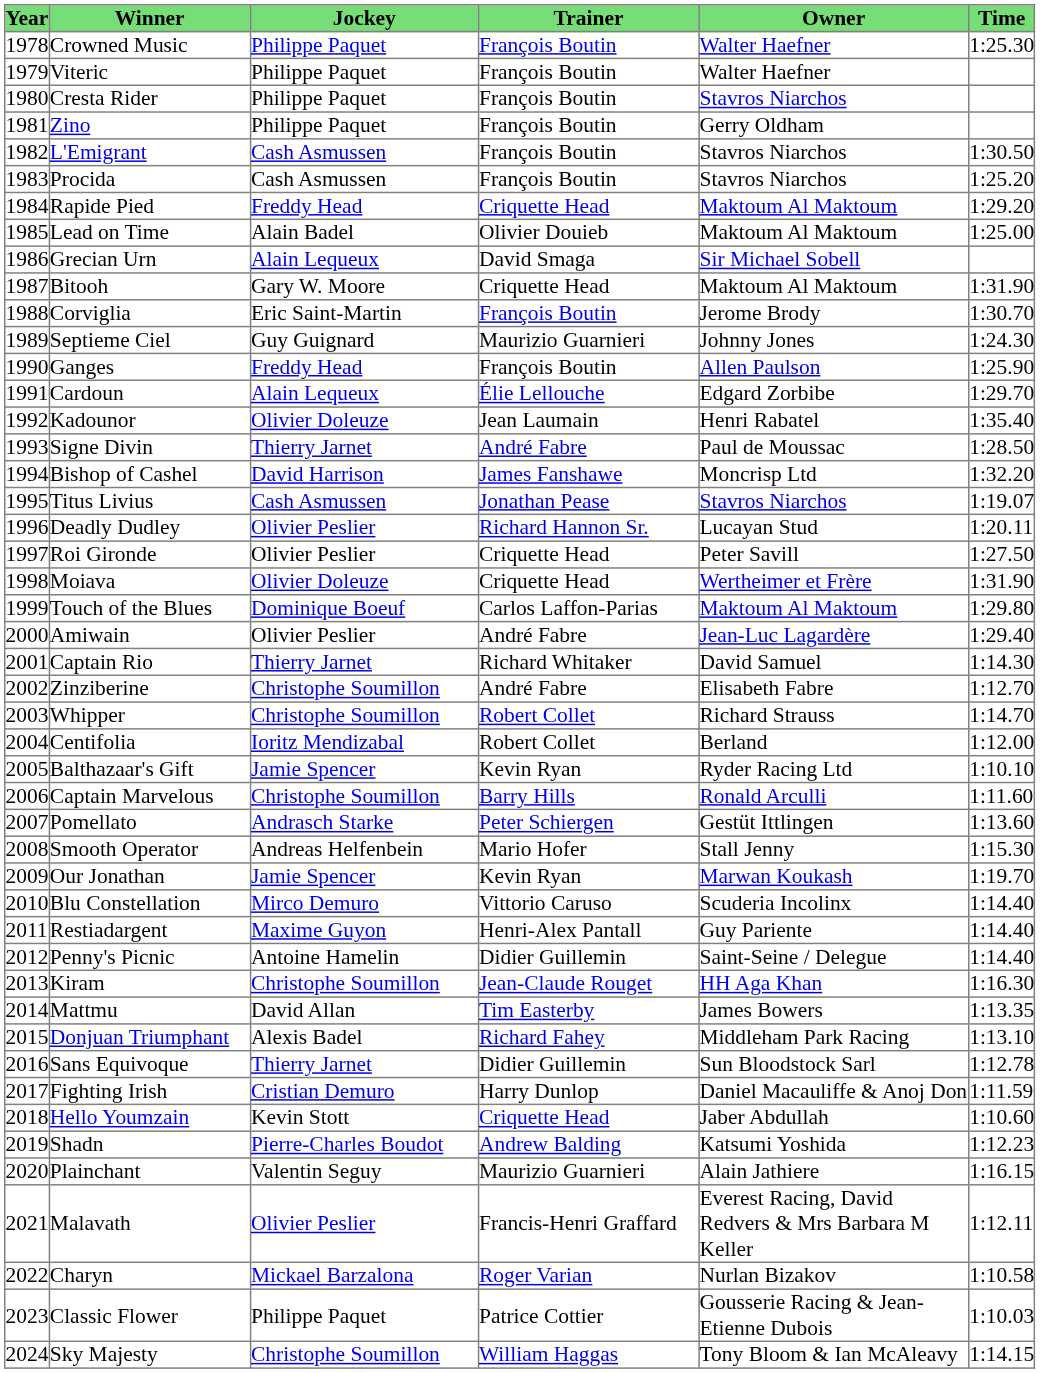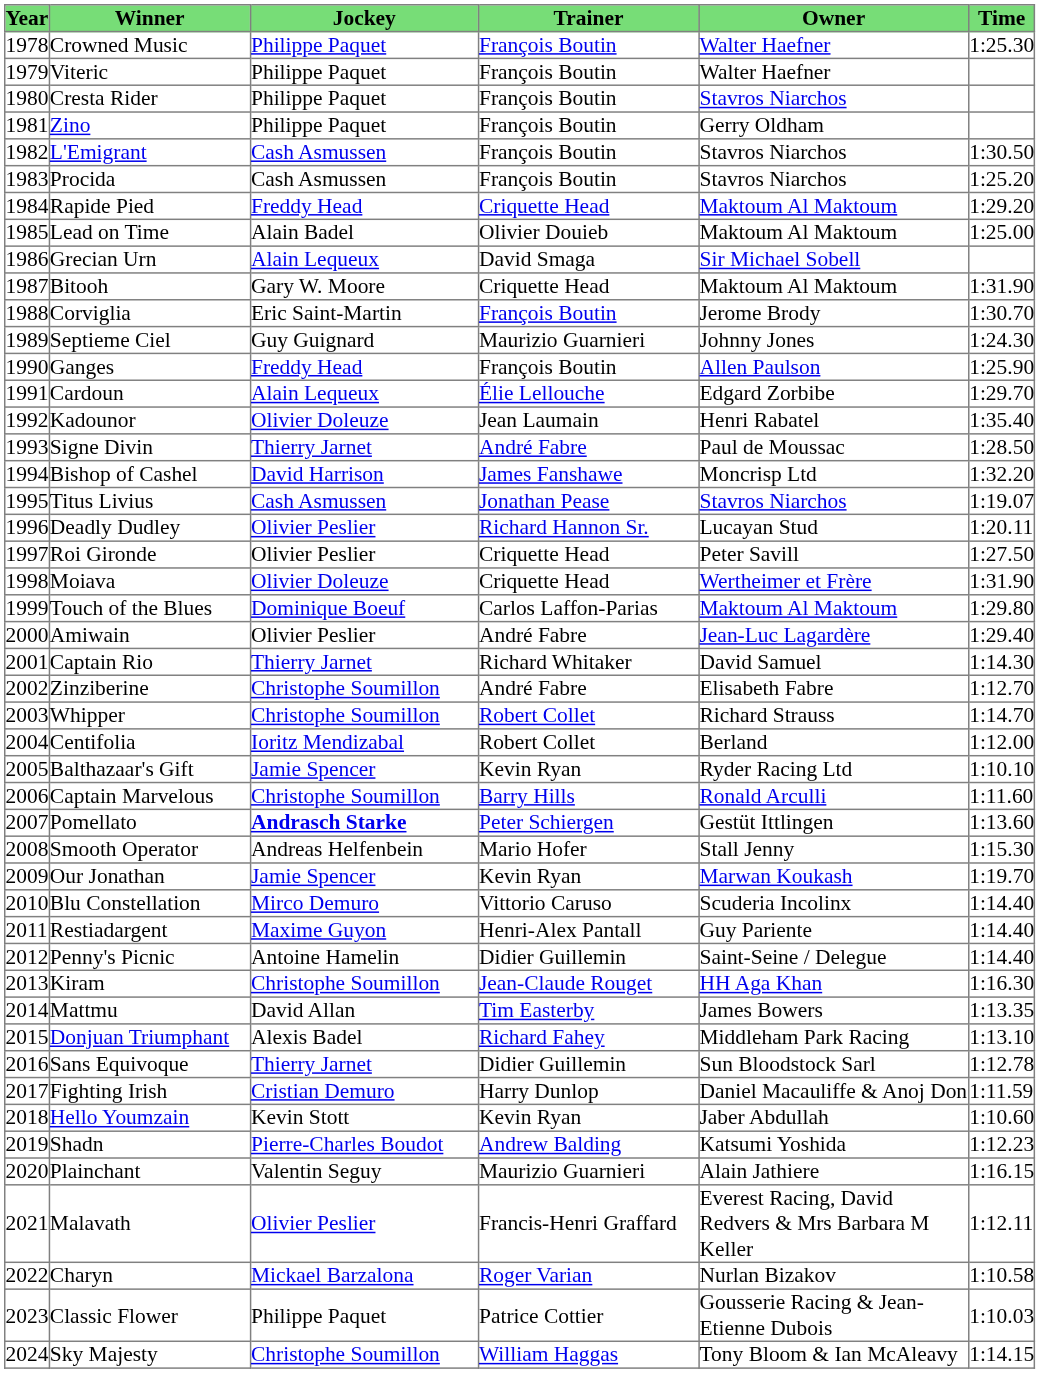(322, 822) normal -> (329, 822) bold
(544, 1117) Criquette Head -> (530, 1117) Kevin Ryan
